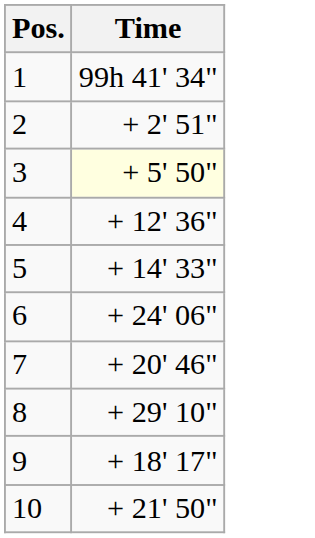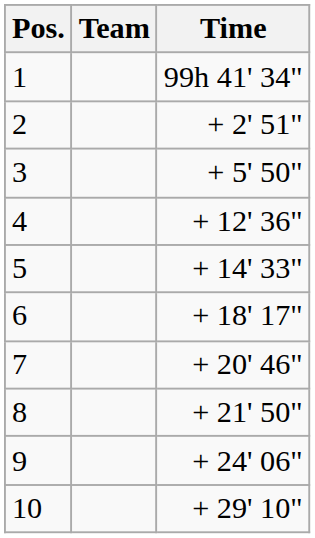+ column: (114, 28)
(170, 172) lightyellow background -> (255, 172) no background
(162, 316) + 24' 06" -> (247, 316) + 18' 17"
(162, 412) + 29' 10" -> (247, 412) + 21' 50"
(162, 460) + 18' 17" -> (247, 460) + 24' 06"
(162, 508) + 21' 50" -> (247, 508) + 29' 10"
